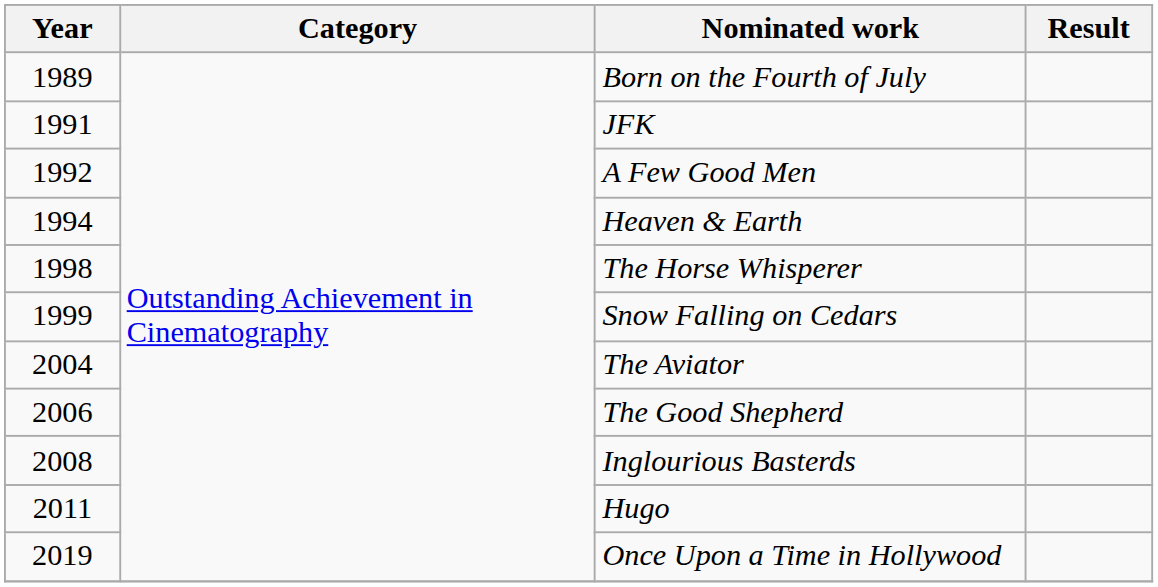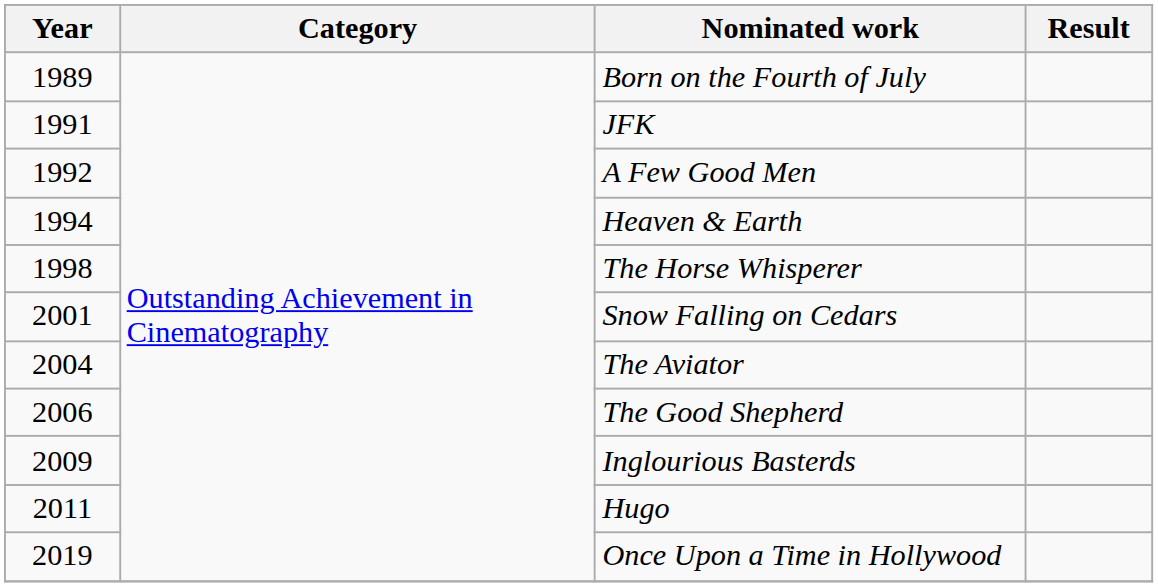(62, 316) 1999 -> (62, 316) 2001
(62, 460) 2008 -> (62, 460) 2009
